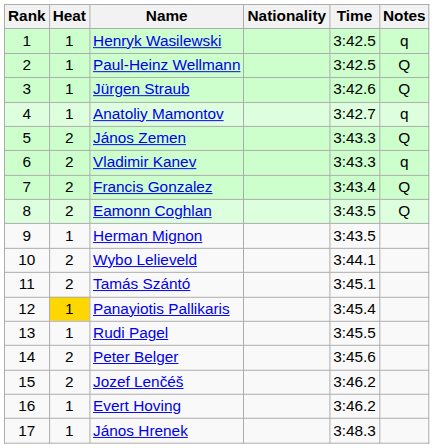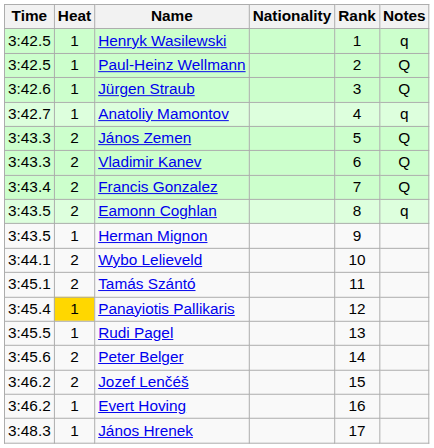columns swapped: (27, 16) <-> (354, 16)
(404, 162) q -> (404, 162) Q
(404, 211) Q -> (404, 211) q
